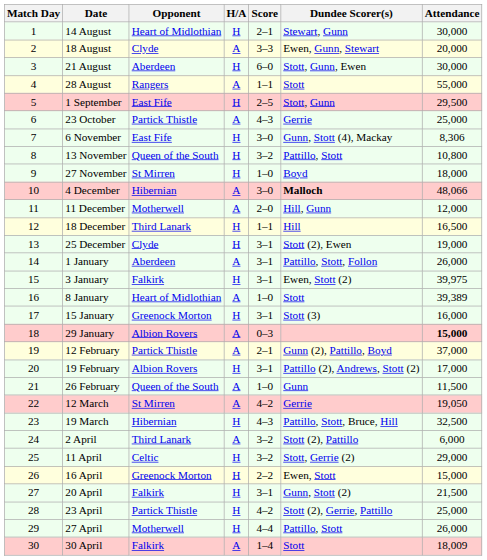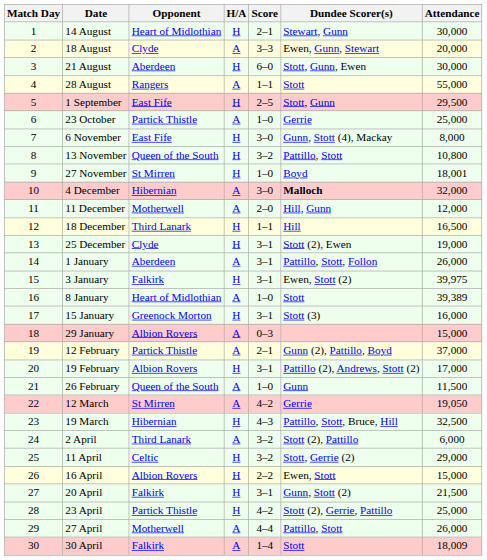(265, 119) 4–3 -> (265, 119) 1–0
(452, 137) 8,306 -> (452, 137) 8,000
(452, 173) 18,000 -> (452, 173) 18,001
(452, 191) 48,066 -> (452, 191) 32,000
(452, 333) bold -> (452, 333) normal
(172, 475) Greenock Morton -> (165, 475) Albion Rovers
(236, 528) H -> (236, 528) A
